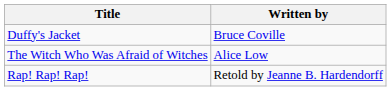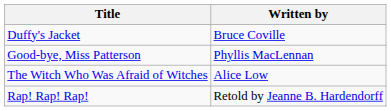+ row: (74, 55)
